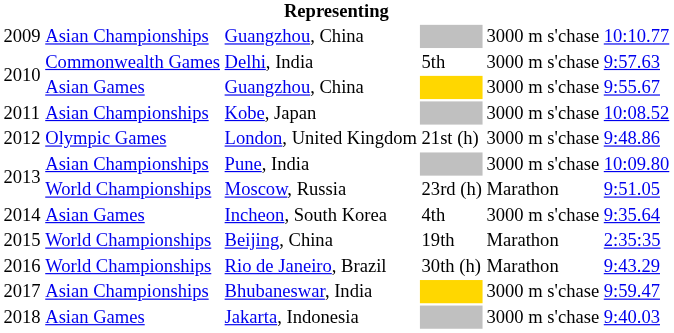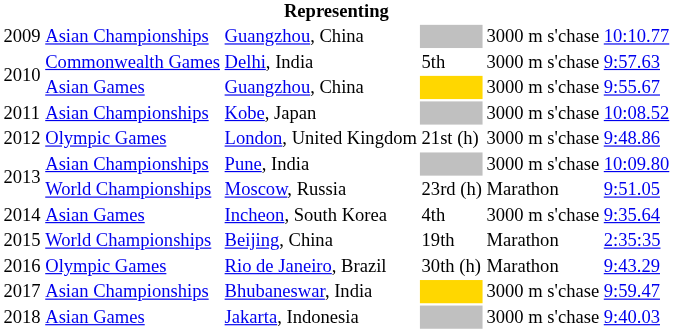(128, 266) World Championships -> (106, 266) Olympic Games
